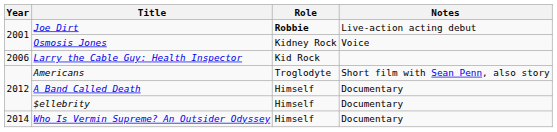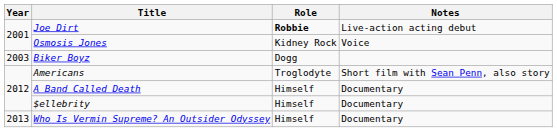+ row: (62, 58)
- row: (138, 58)
(18, 119) 2014 -> (18, 119) 2013
